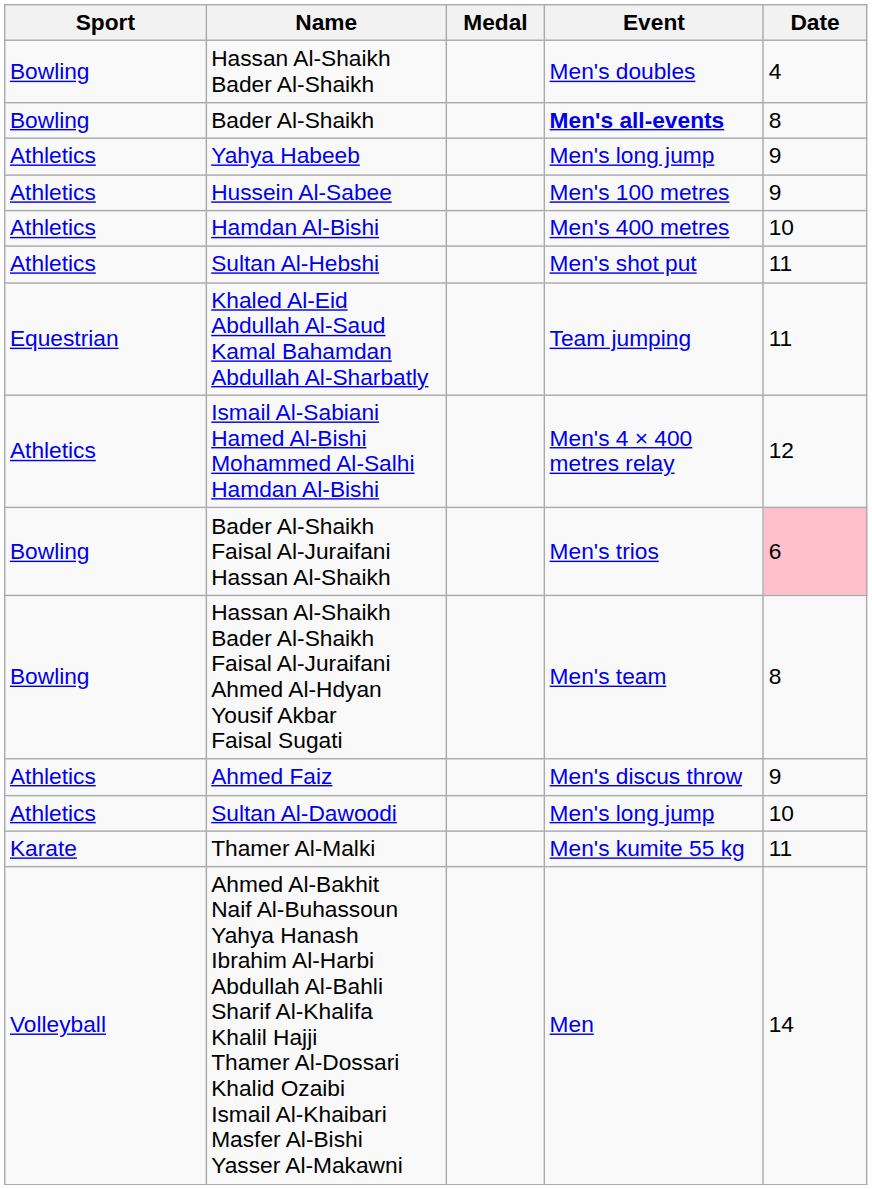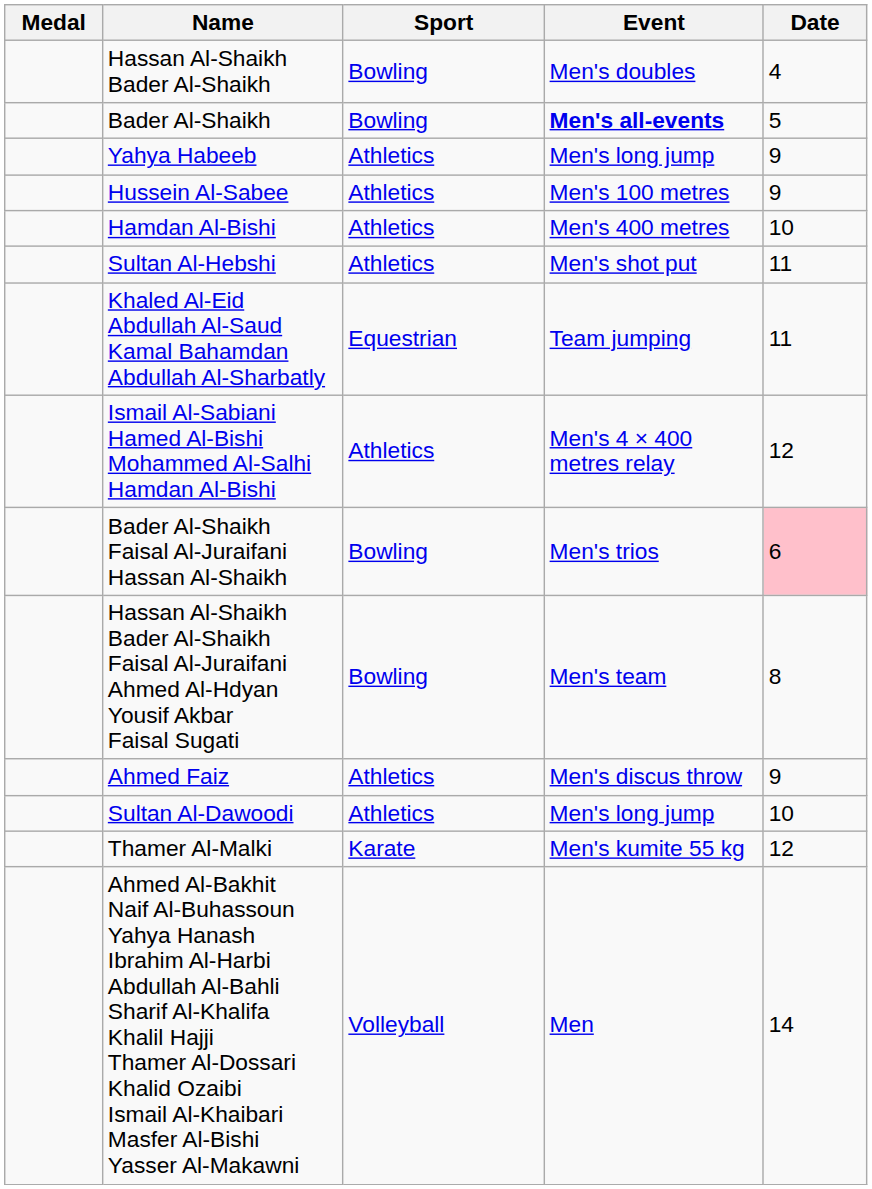columns swapped: (495, 22) <-> (105, 22)
(775, 120) 8 -> (775, 120) 5
(780, 848) 11 -> (781, 848) 12
